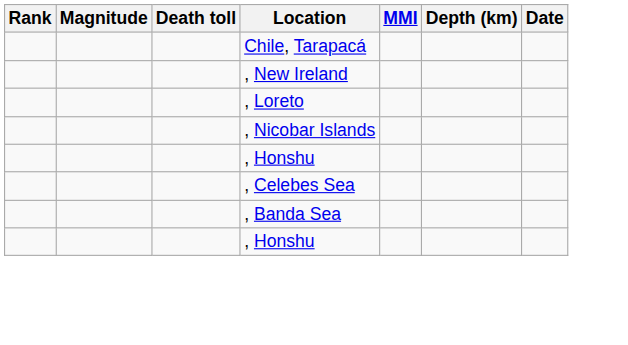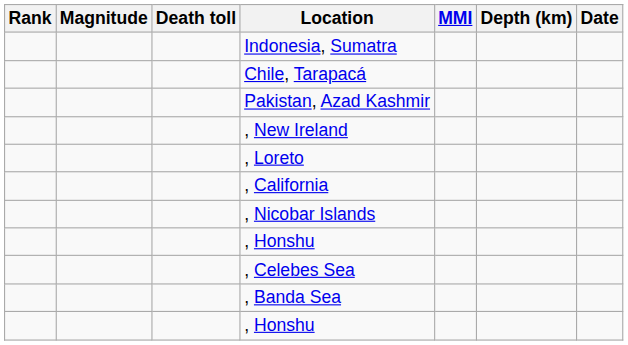+ row: (30, 46)
+ row: (30, 102)
+ row: (30, 186)
